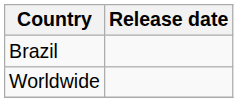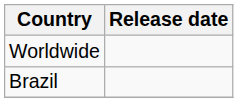rows swapped: (34, 50) <-> (54, 81)
